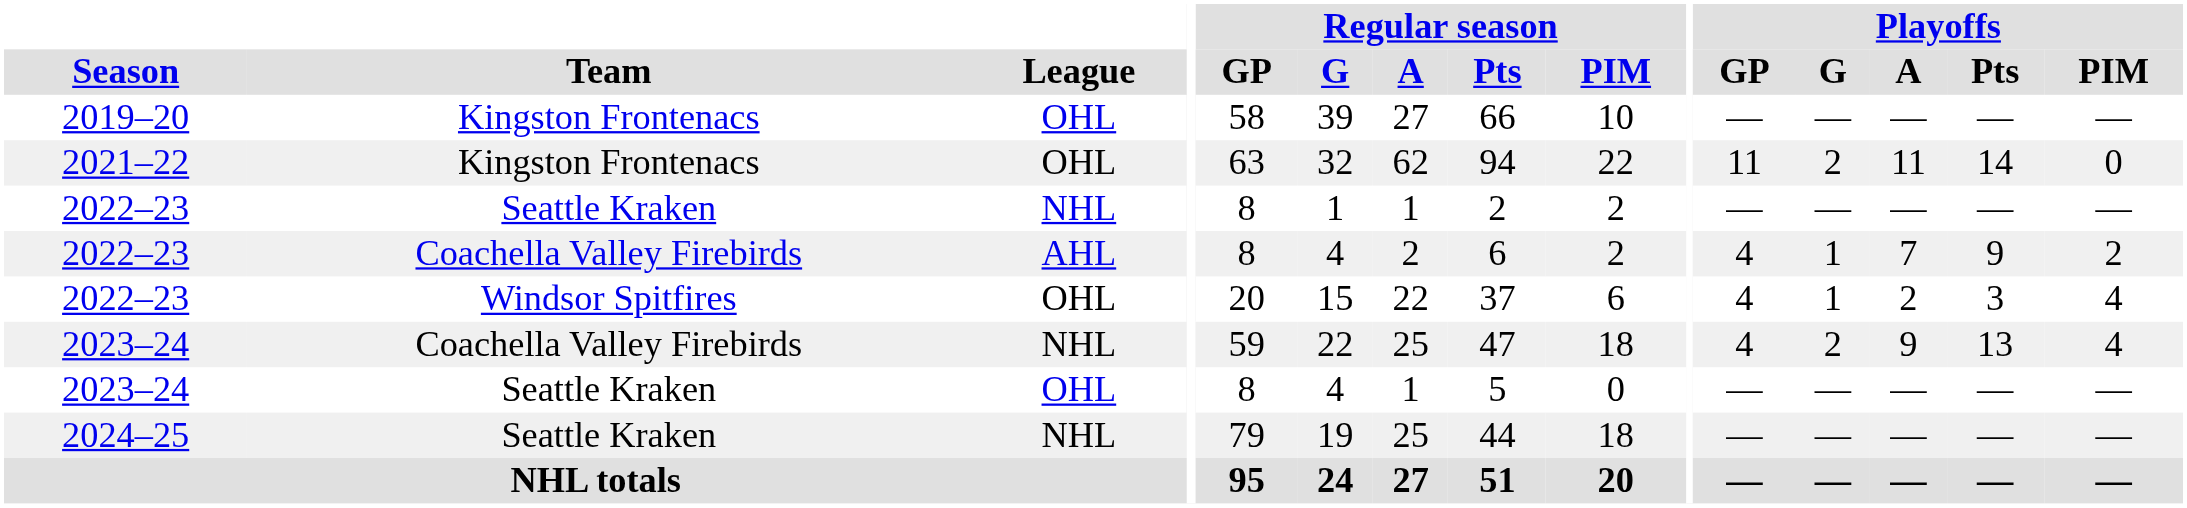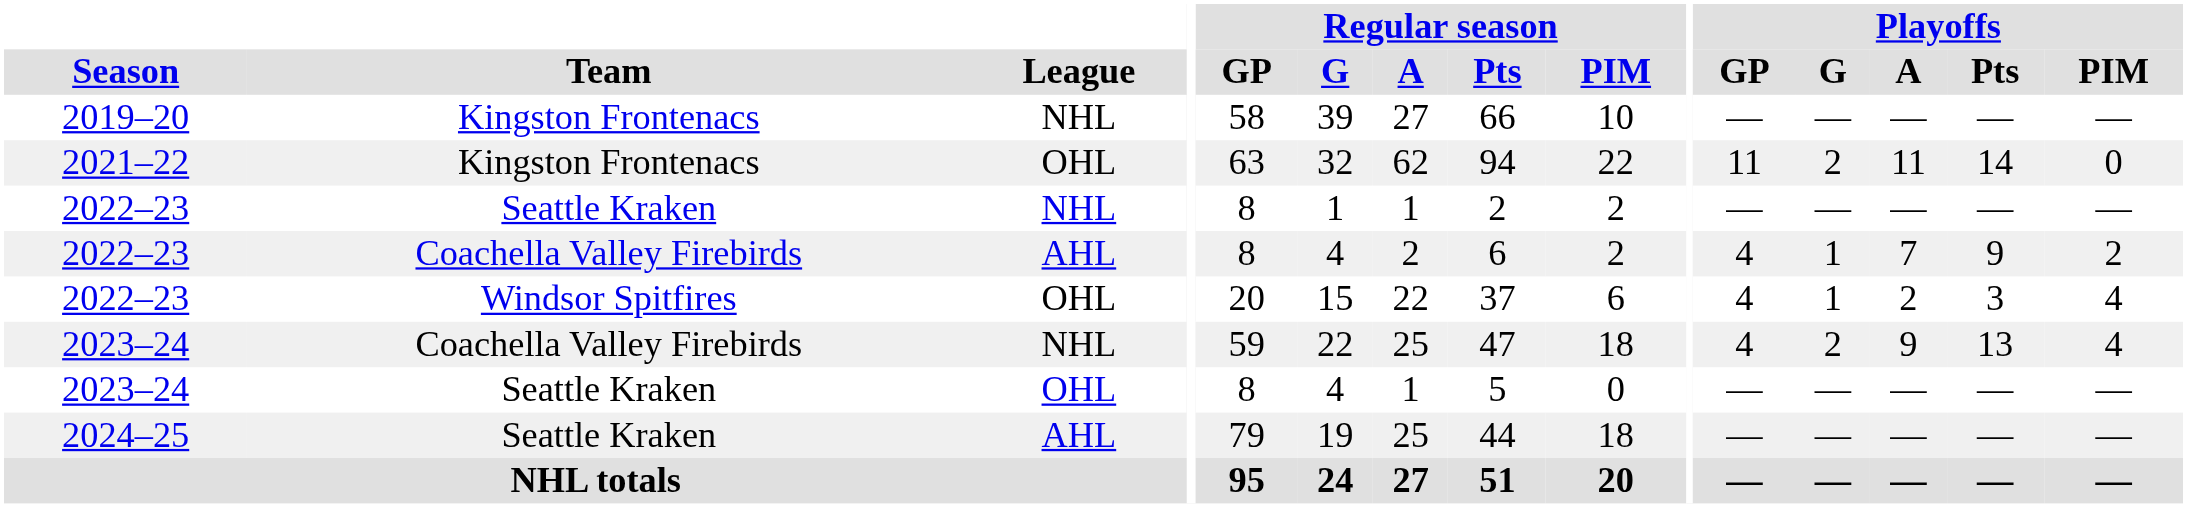(1079, 116) OHL -> (1079, 116) NHL
(1079, 434) NHL -> (1079, 434) AHL
